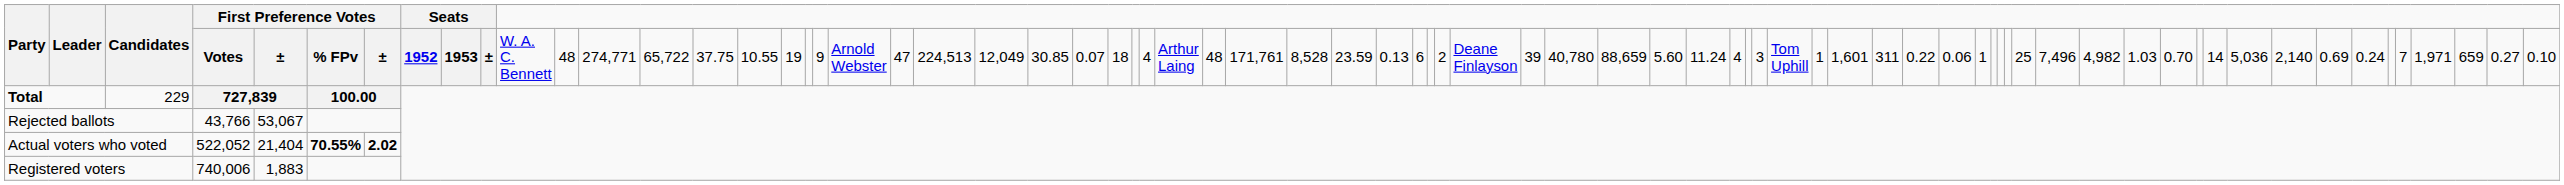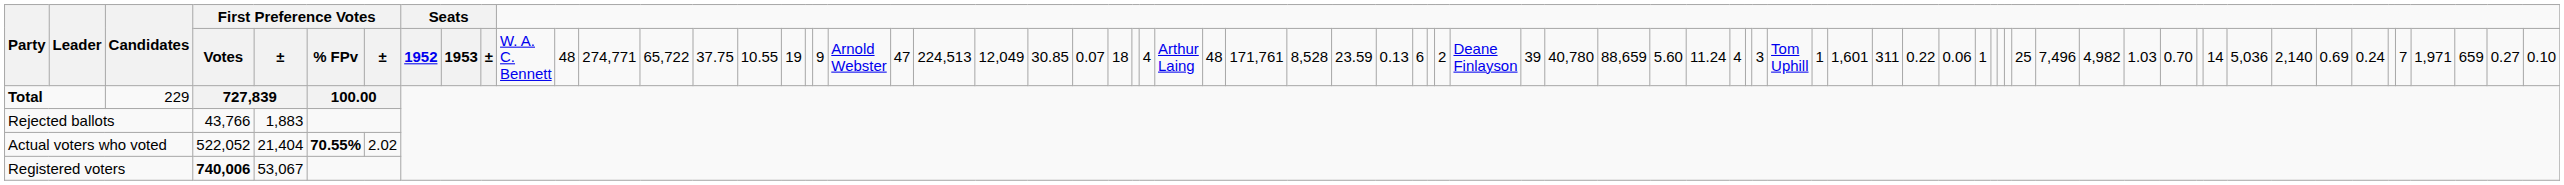(280, 121) 53,067 -> (284, 121) 1,883
(383, 145) bold -> (383, 145) normal
(223, 168) normal -> (223, 168) bold
(284, 168) 1,883 -> (280, 168) 53,067
